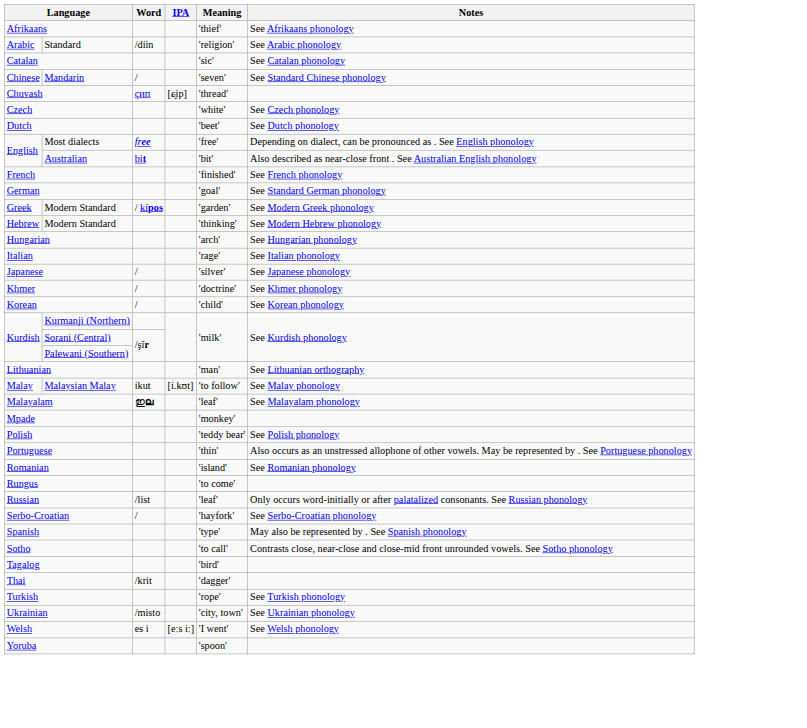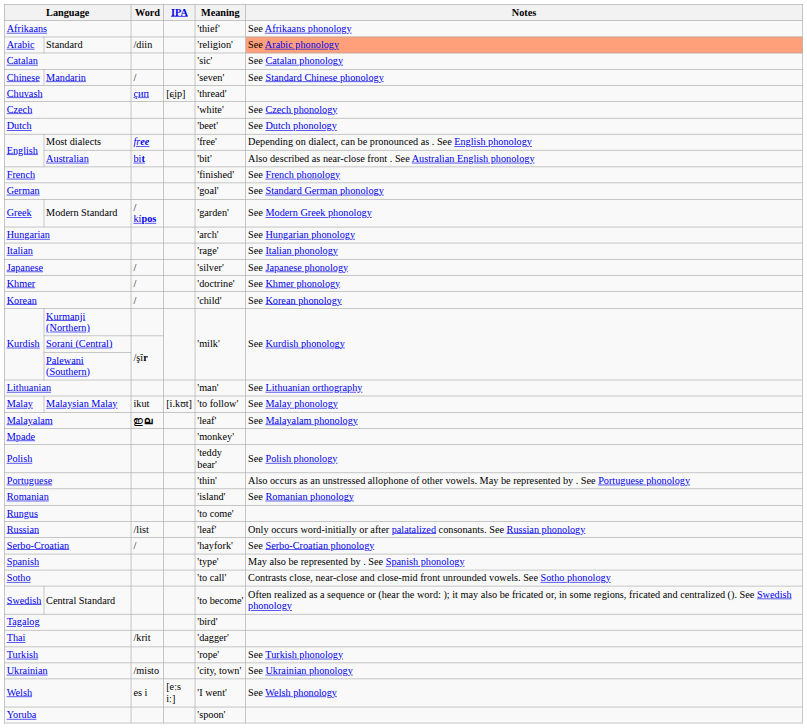(296, 45) no background -> (294, 45) lightsalmon background
- row: (23, 223)
+ row: (24, 600)
